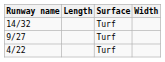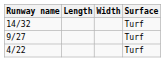columns swapped: (146, 11) <-> (113, 11)
